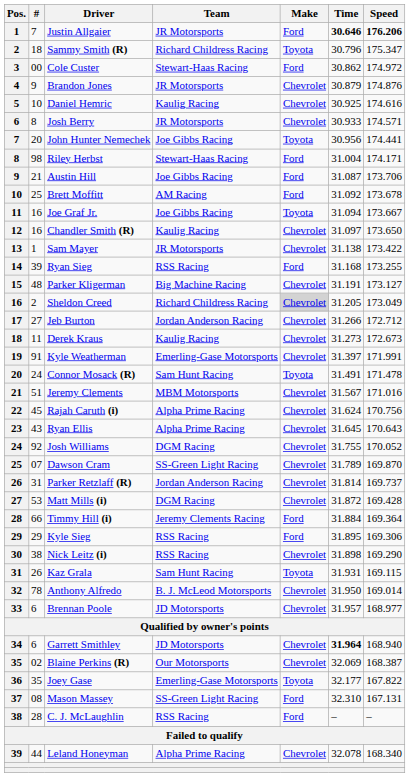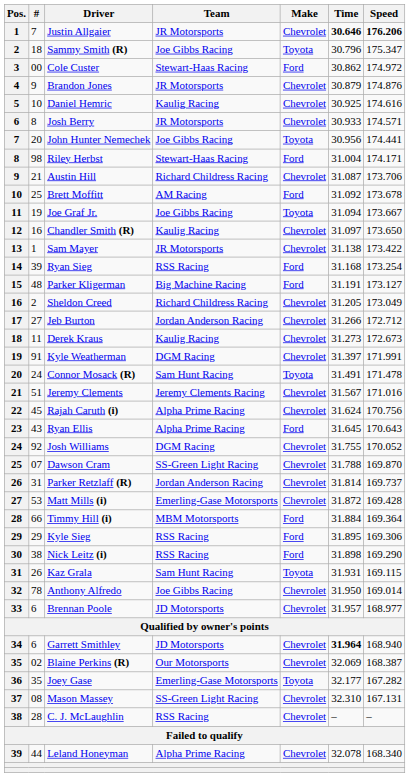(293, 31) Ford -> (305, 31) Chevrolet
(212, 49) Richard Childress Racing -> (194, 49) Joe Gibbs Racing
(194, 176) Joe Gibbs Racing -> (212, 176) Richard Childress Racing
(293, 176) Ford -> (305, 176) Chevrolet
(37, 212) 16 -> (37, 212) 19
(384, 266) 173.255 -> (384, 266) 173.254
(305, 284) Chevrolet -> (293, 284) Ford
(305, 302) lightgrey background -> (305, 302) no background
(217, 356) Emerling-Gase Motorsports -> (185, 356) DGM Racing
(197, 392) MBM Motorsports -> (210, 392) Jeremy Clements Racing
(305, 428) Chevrolet -> (293, 428) Ford
(346, 464) 31.789 -> (346, 464) 31.788
(185, 500) DGM Racing -> (217, 500) Emerling-Gase Motorsports
(210, 518) Jeremy Clements Racing -> (197, 518) MBM Motorsports
(305, 555) Chevrolet -> (293, 555) Ford
(213, 591) B. J. McLeod Motorsports -> (194, 591) Joe Gibbs Racing
(384, 681) 167.822 -> (384, 681) 167.282
(293, 699) Ford -> (305, 699) Chevrolet
(293, 717) Ford -> (305, 717) Chevrolet
